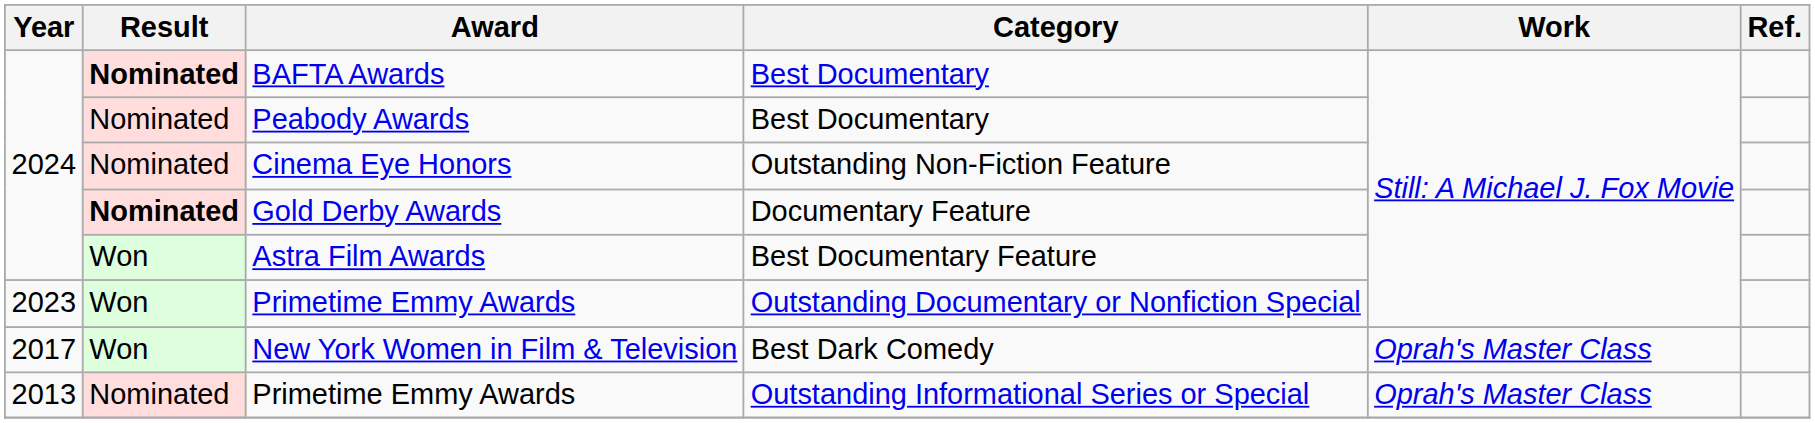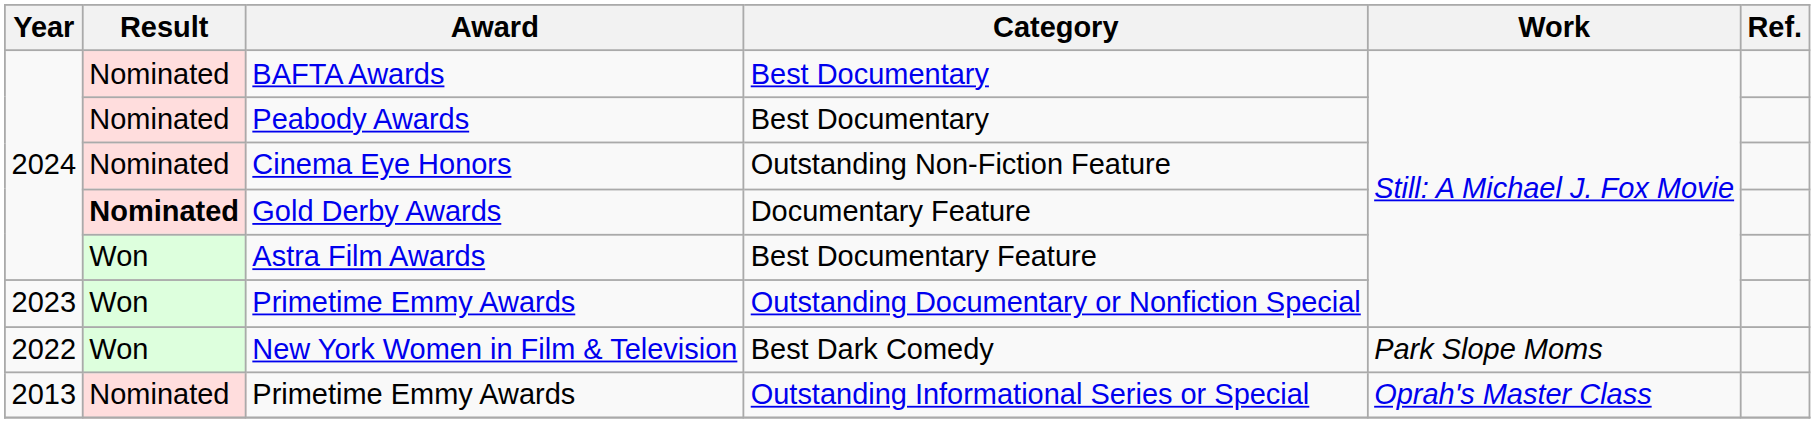(164, 73) bold -> (159, 73) normal
(44, 348) 2017 -> (44, 348) 2022
(1513, 348) Oprah's Master Class -> (1488, 348) Park Slope Moms
